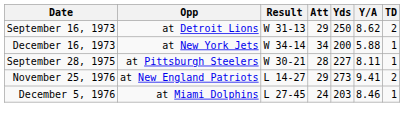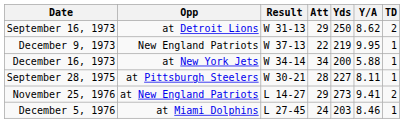+ row: (67, 45)
